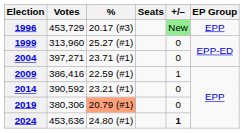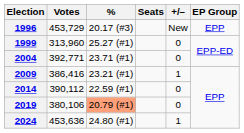(178, 27) lightgreen background -> (178, 27) no background
(67, 58) 397,271 -> (67, 58) 392,771
(111, 74) 22.59 (#1) -> (111, 74) 23.21 (#1)
(67, 89) 390,592 -> (67, 89) 390,112
(111, 89) 23.21 (#1) -> (111, 89) 22.59 (#1)
(67, 105) 380,306 -> (67, 105) 380,106
(178, 120) bold -> (178, 120) normal
